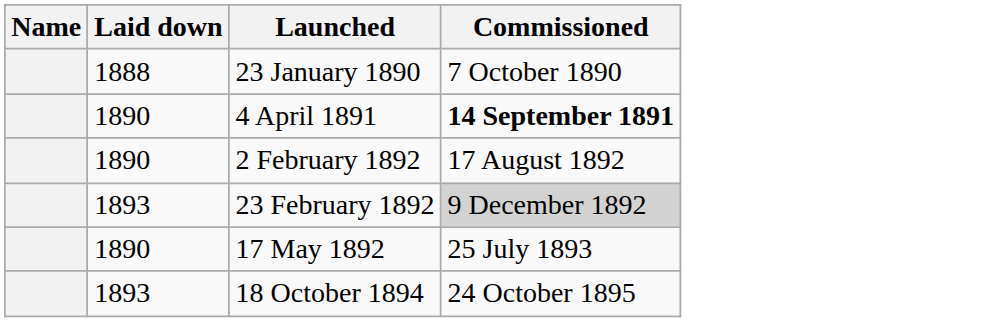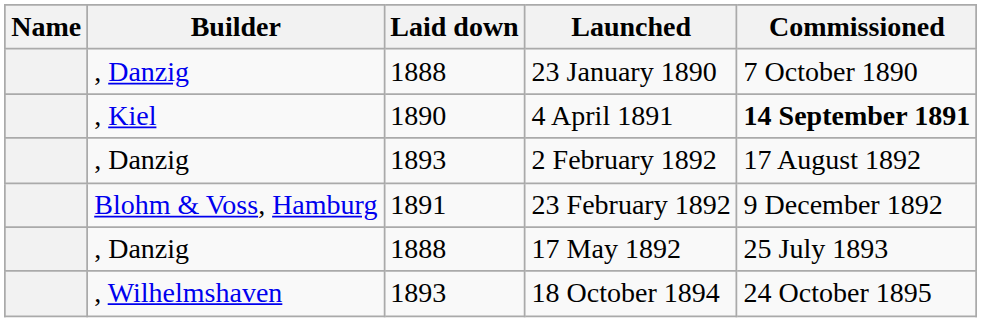+ column: (236, 26)
(122, 159) 1890 -> (418, 159) 1893
(122, 204) 1893 -> (418, 204) 1891
(547, 204) lightgrey background -> (843, 204) no background
(122, 248) 1890 -> (418, 248) 1888
